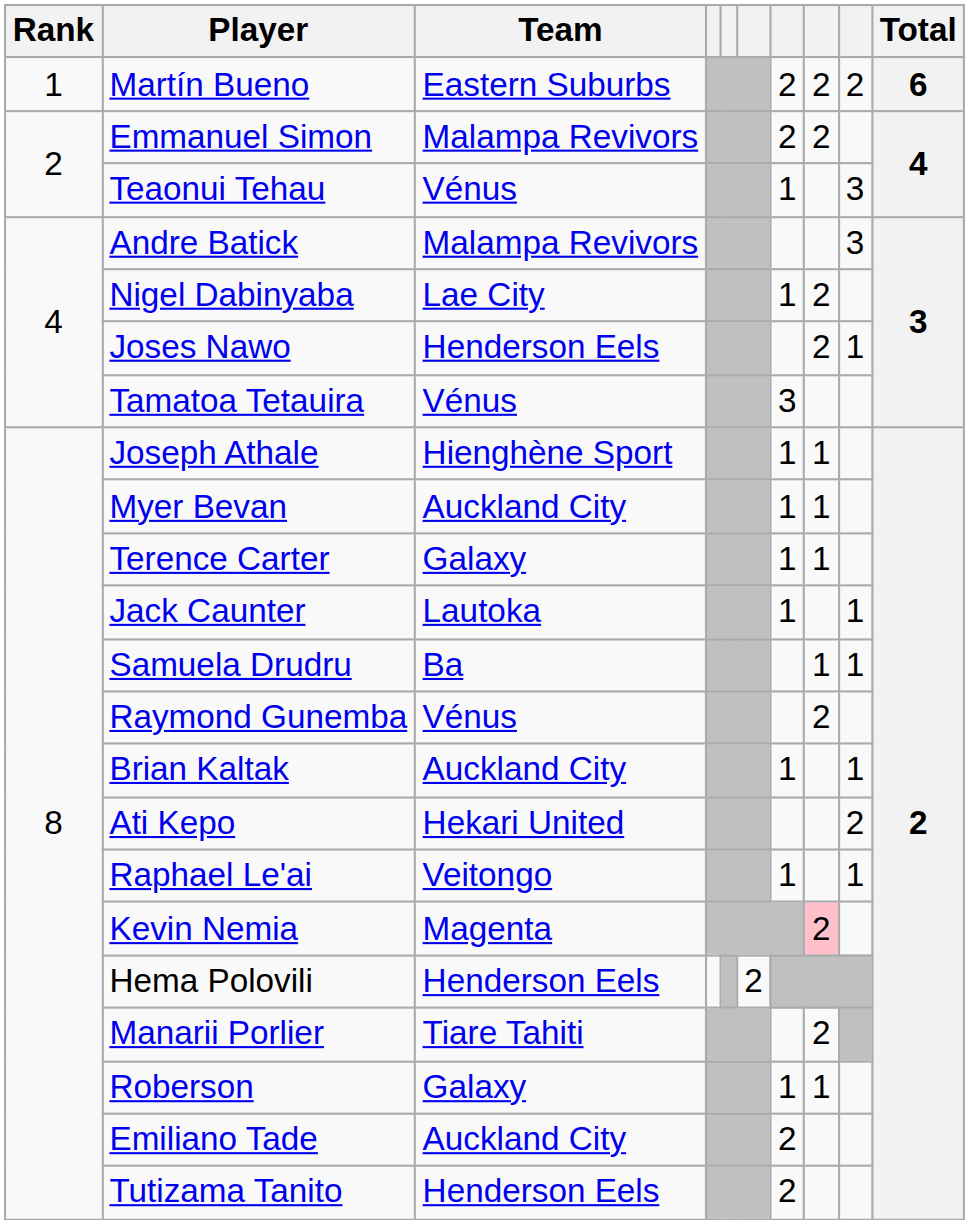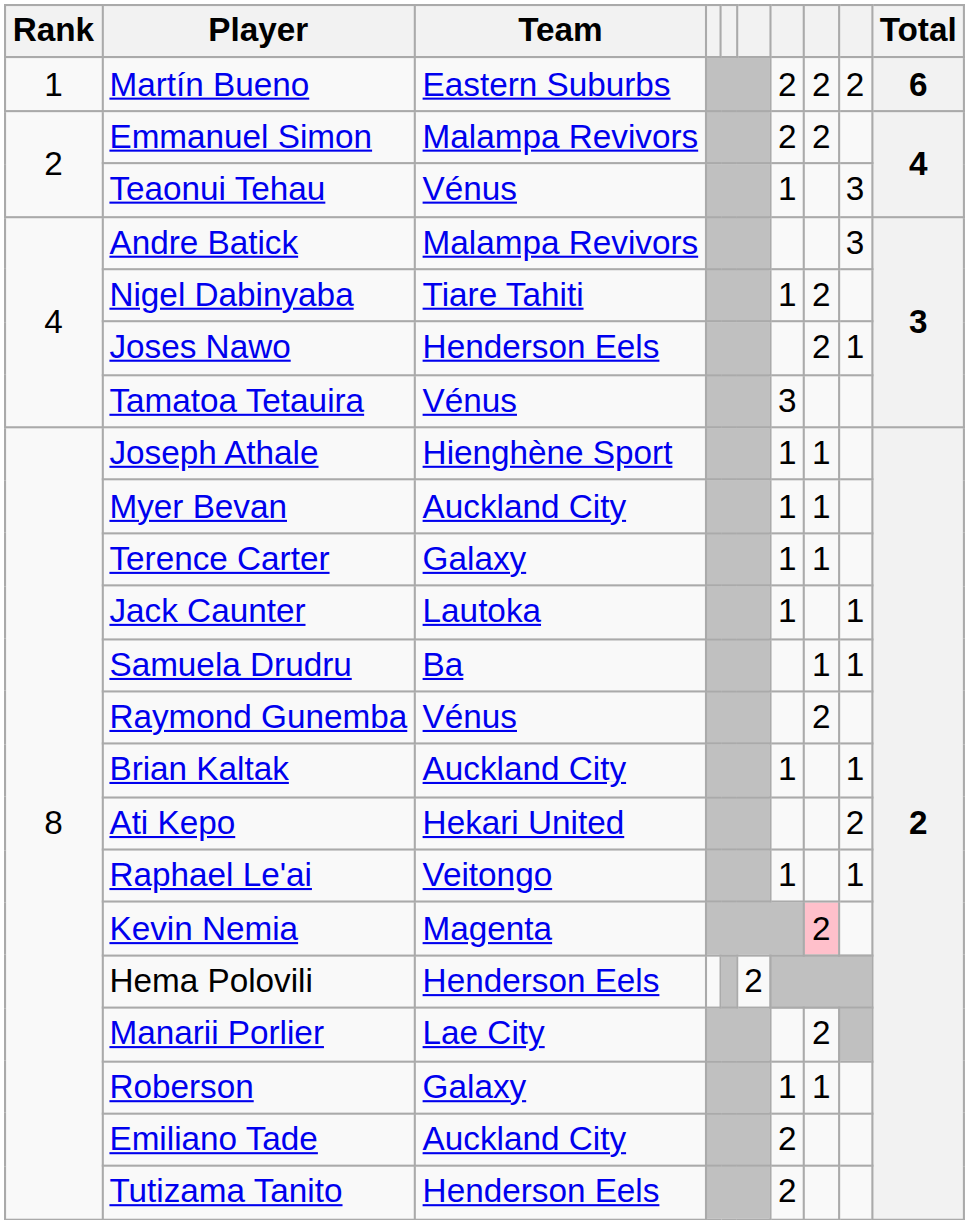(484, 294) Lae City -> (503, 294) Tiare Tahiti
(503, 1033) Tiare Tahiti -> (484, 1033) Lae City
